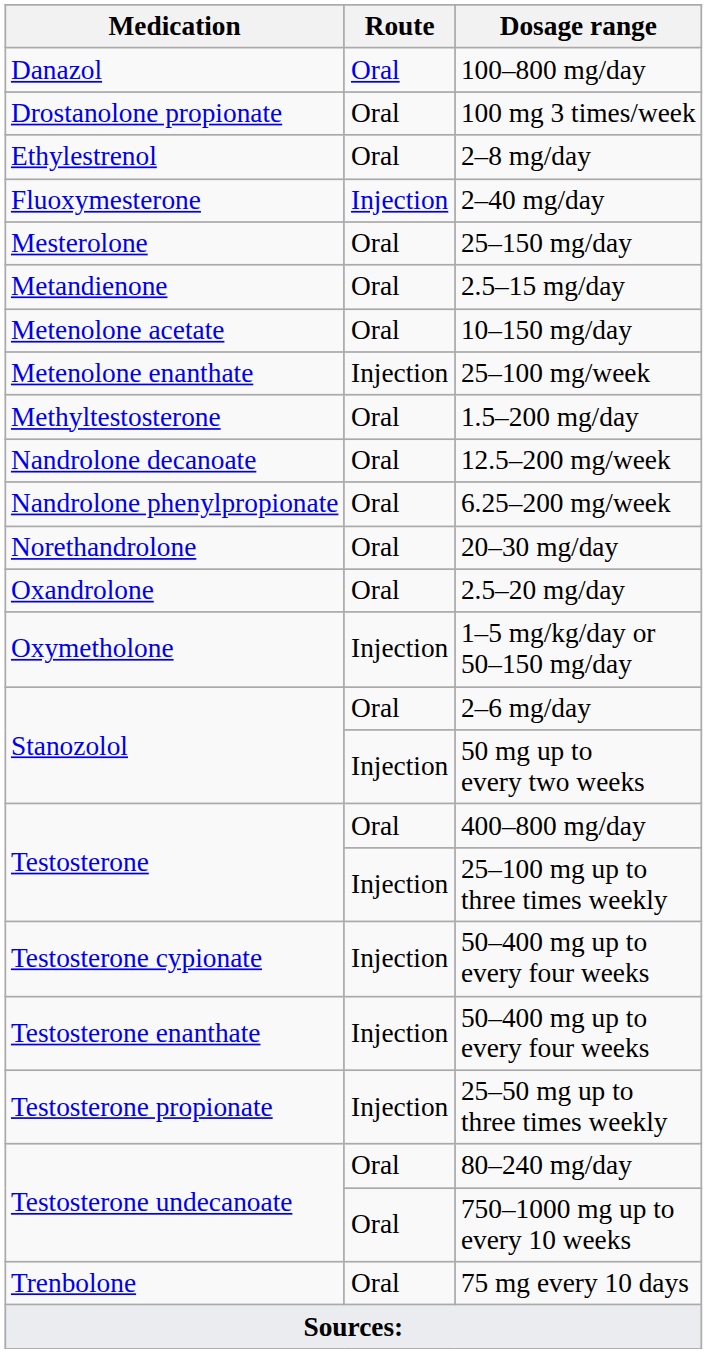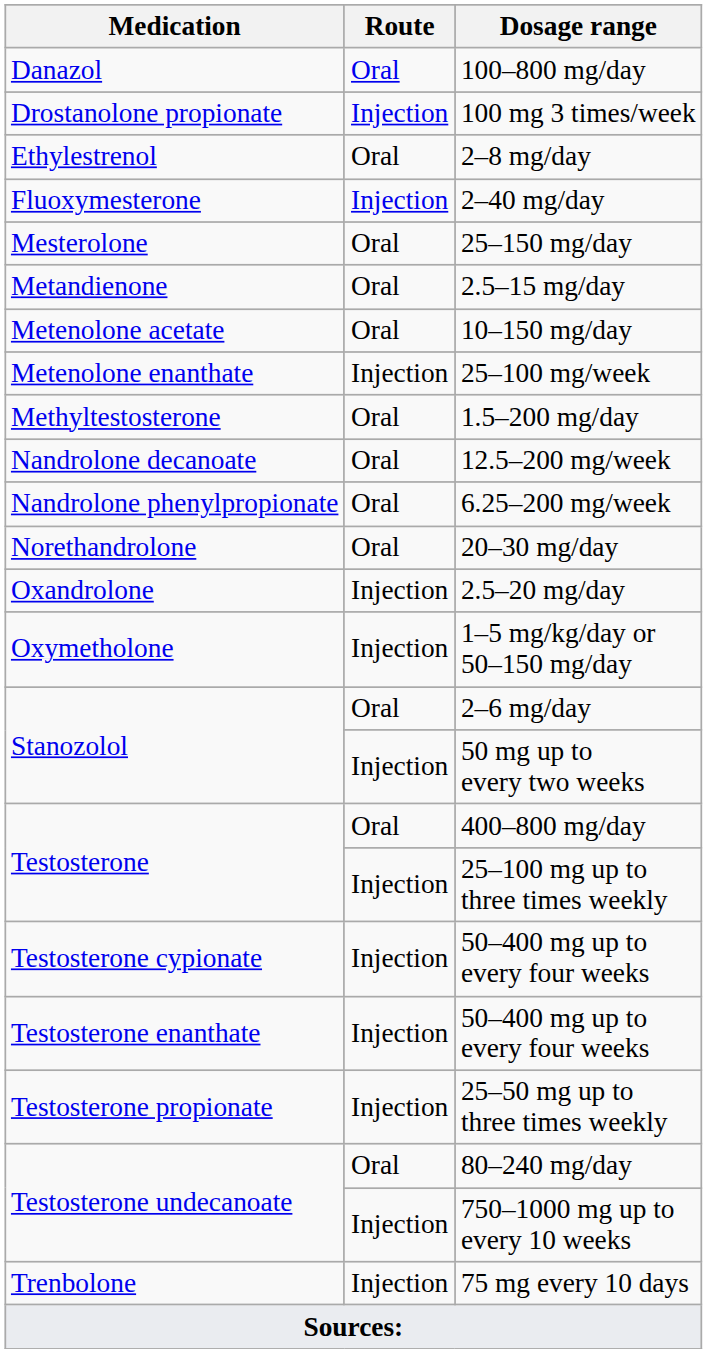(375, 112) Oral -> (400, 112) Injection
(375, 590) Oral -> (400, 590) Injection
(375, 1224) Oral -> (400, 1224) Injection
(375, 1283) Oral -> (400, 1283) Injection
